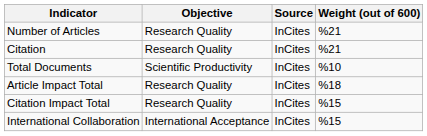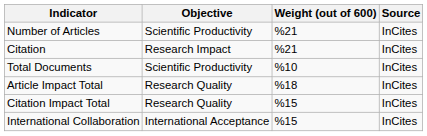columns swapped: (369, 13) <-> (294, 13)
(188, 31) Research Quality -> (199, 31) Scientific Productivity
(188, 49) Research Quality -> (188, 49) Research Impact
